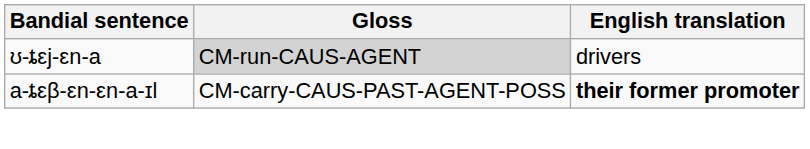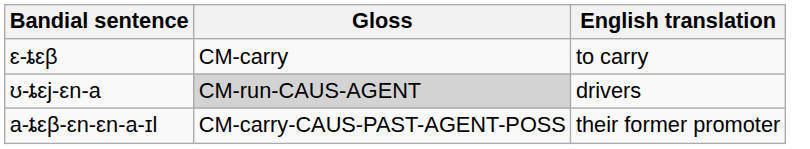+ row: (34, 56)
(688, 90) bold -> (678, 125) normal
